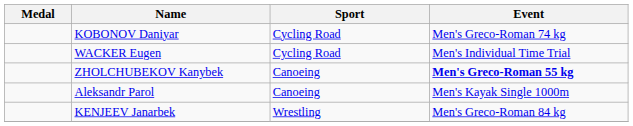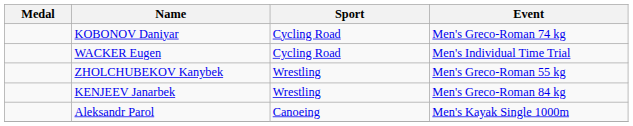(296, 72) Canoeing -> (297, 72) Wrestling
(503, 72) bold -> (499, 72) normal
rows swapped: (125, 111) <-> (114, 92)
